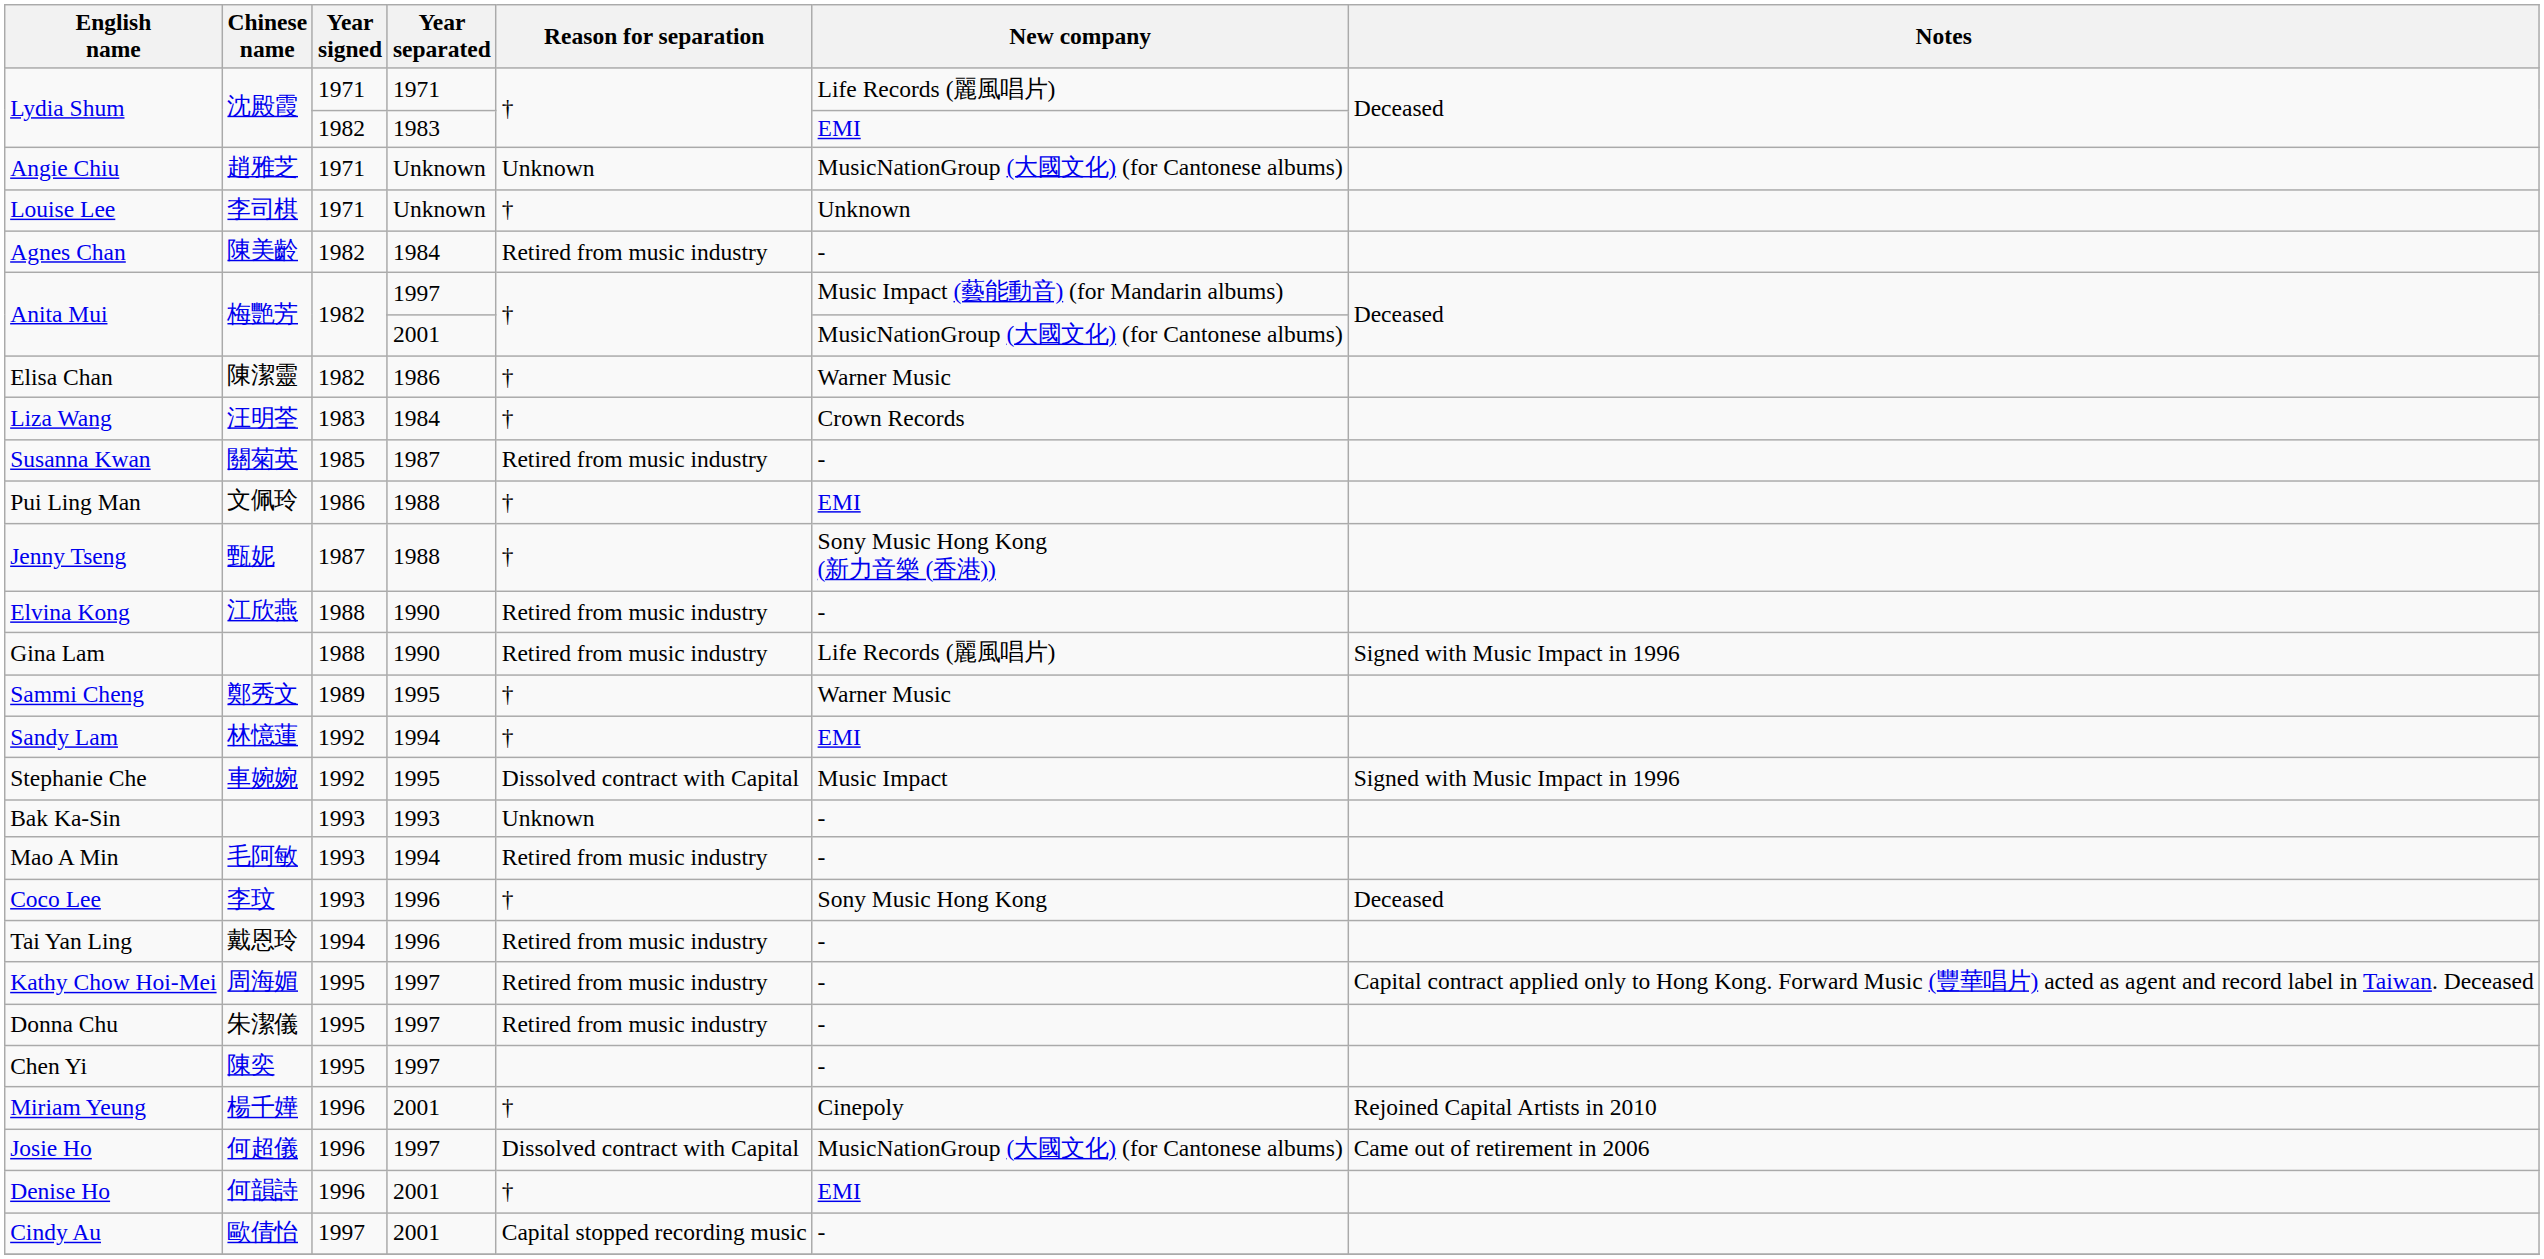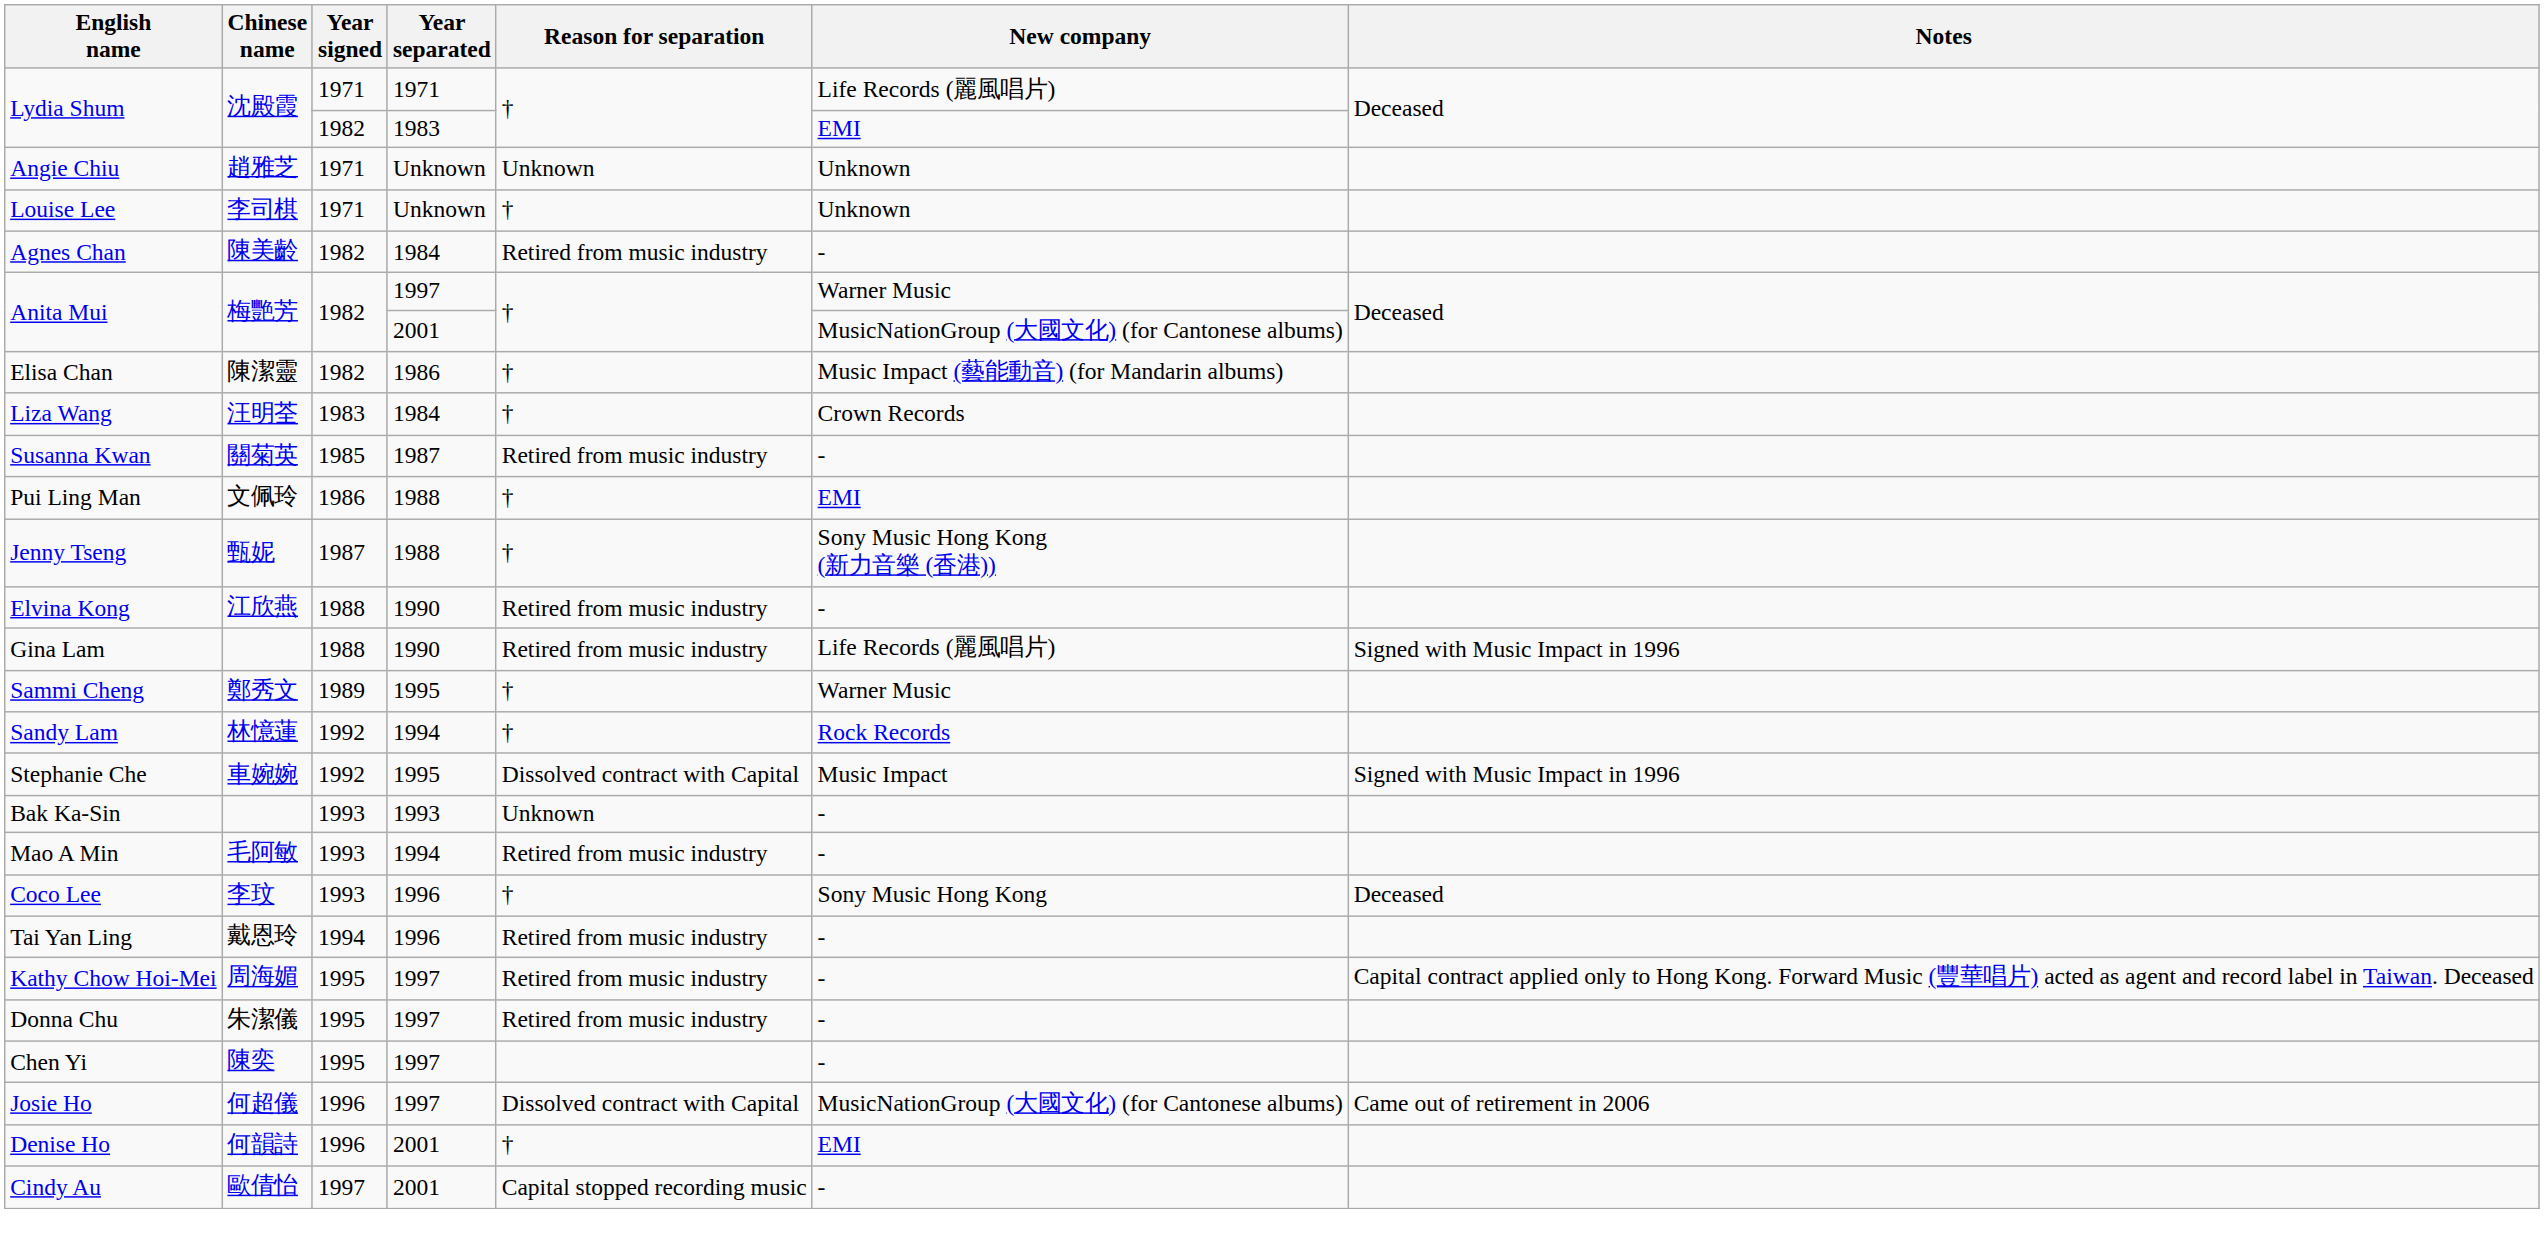(1080, 167) MusicNationGroup (大國文化) (for Cantonese albums) -> (864, 168) Unknown
(1050, 292) Music Impact (藝能動音) (for Mandarin albums) -> (884, 291) Warner Music
(884, 376) Warner Music -> (1050, 371) Music Impact (藝能動音) (for Mandarin albums)
(839, 736) EMI -> (884, 732) Rock Records
- row: (78, 1107)
